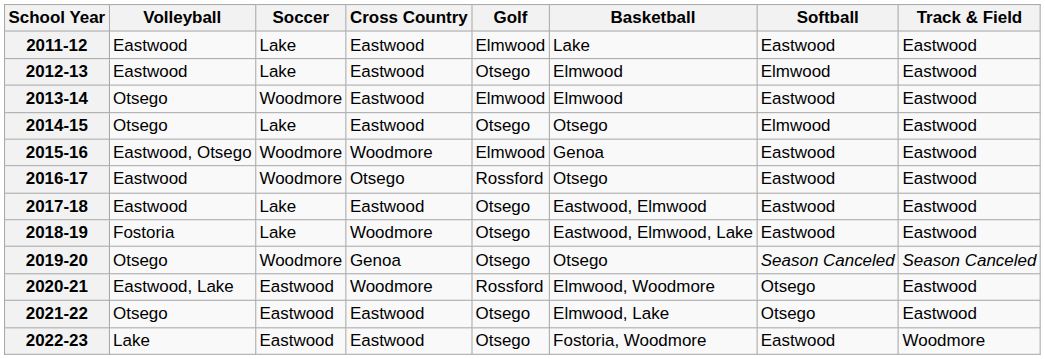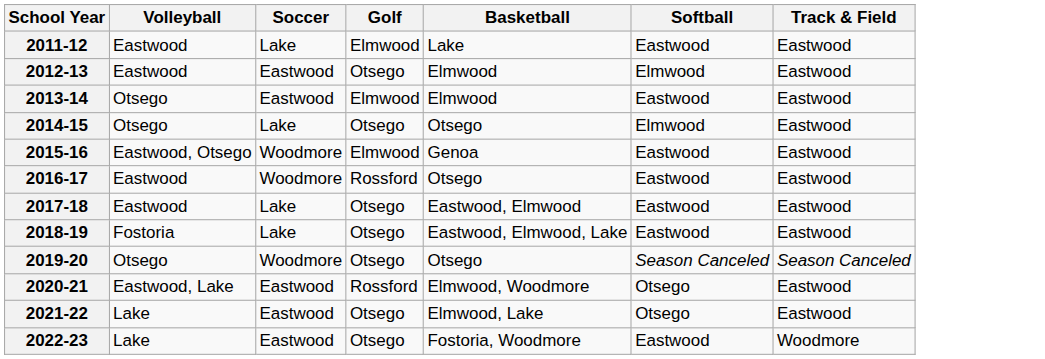- column: (409, 17)
(278, 71) Lake -> (297, 71) Eastwood
(301, 98) Woodmore -> (297, 98) Eastwood
(140, 313) Otsego -> (131, 313) Lake
